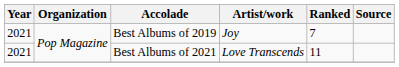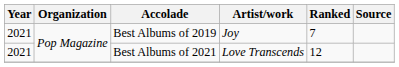(315, 52) 11 -> (316, 52) 12
